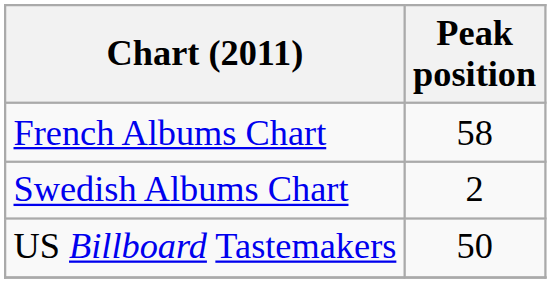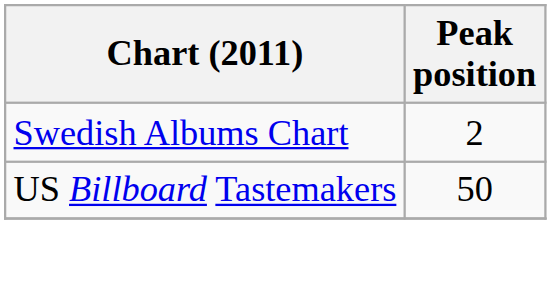- row: (170, 131)
